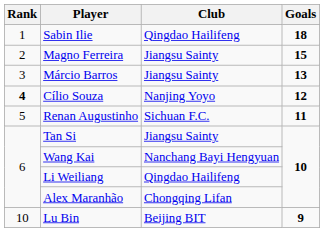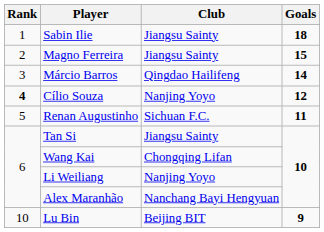(192, 34) Qingdao Hailifeng -> (181, 34) Jiangsu Sainty
(181, 75) Jiangsu Sainty -> (192, 75) Qingdao Hailifeng
(301, 75) 13 -> (301, 75) 14
(212, 156) Nanchang Bayi Hengyuan -> (188, 156) Chongqing Lifan
(192, 177) Qingdao Hailifeng -> (180, 177) Nanjing Yoyo
(188, 197) Chongqing Lifan -> (212, 197) Nanchang Bayi Hengyuan
